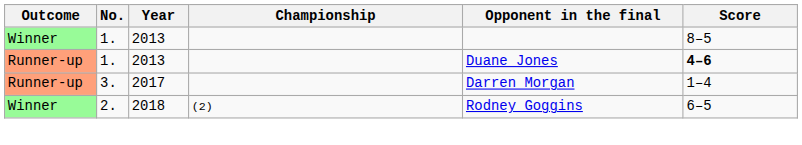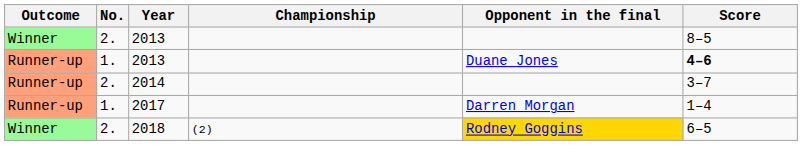(108, 39) 1. -> (108, 39) 2.
+ row: (45, 84)
(108, 84) 3. -> (108, 107) 1.
(524, 107) no background -> (524, 129) gold background
